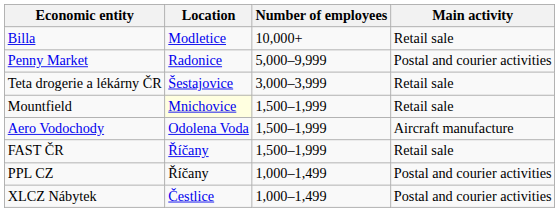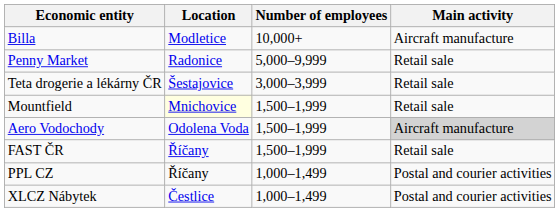(424, 38) Retail sale -> (454, 38) Aircraft manufacture
(473, 60) Postal and courier activities -> (424, 60) Retail sale
(454, 128) no background -> (454, 128) lightgrey background
